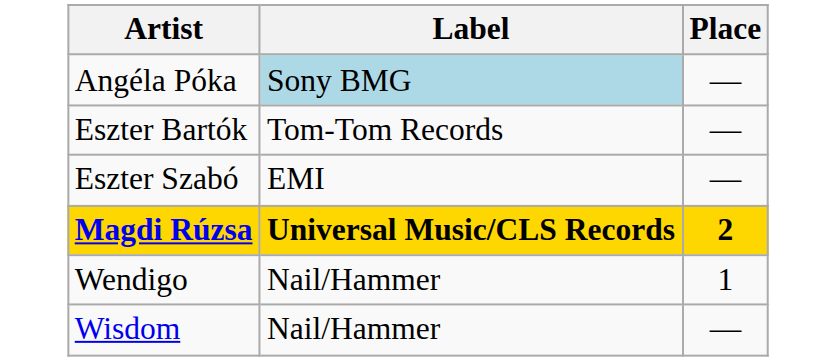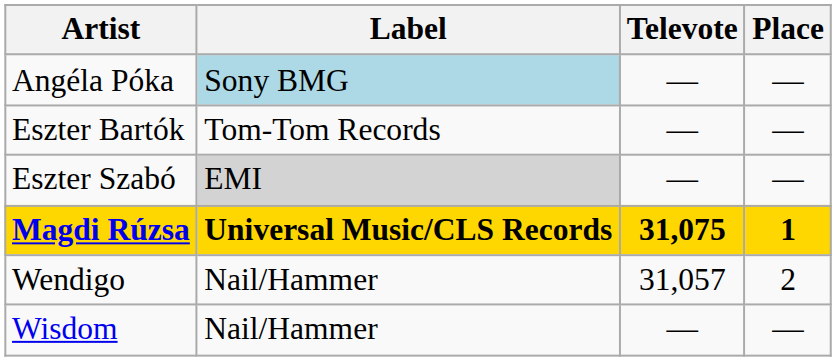+ column: (682, 29)
(296, 179) no background -> (233, 179) lightgrey background
(725, 229) 2 -> (788, 229) 1
(725, 279) 1 -> (788, 279) 2
